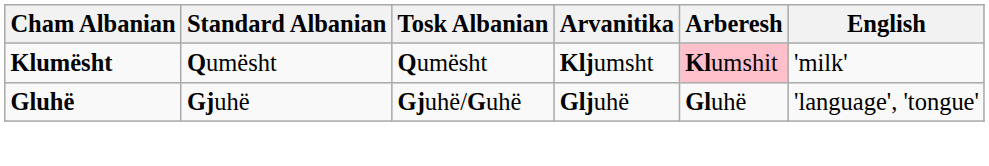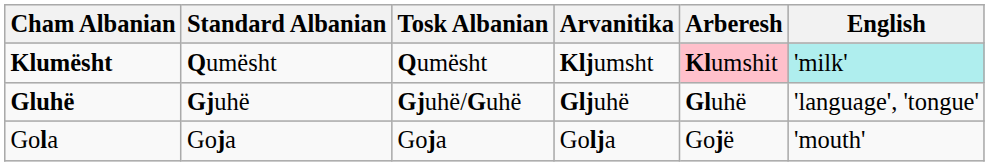(821, 62) no background -> (821, 62) paleturquoise background
+ row: (34, 140)
